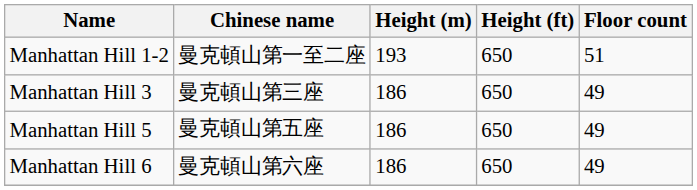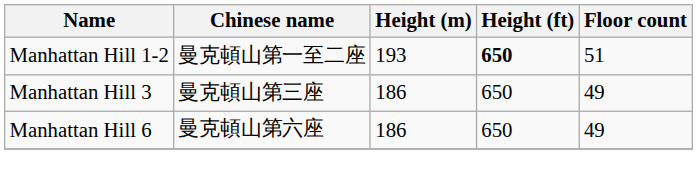(497, 55) normal -> (497, 55) bold
- row: (80, 129)
